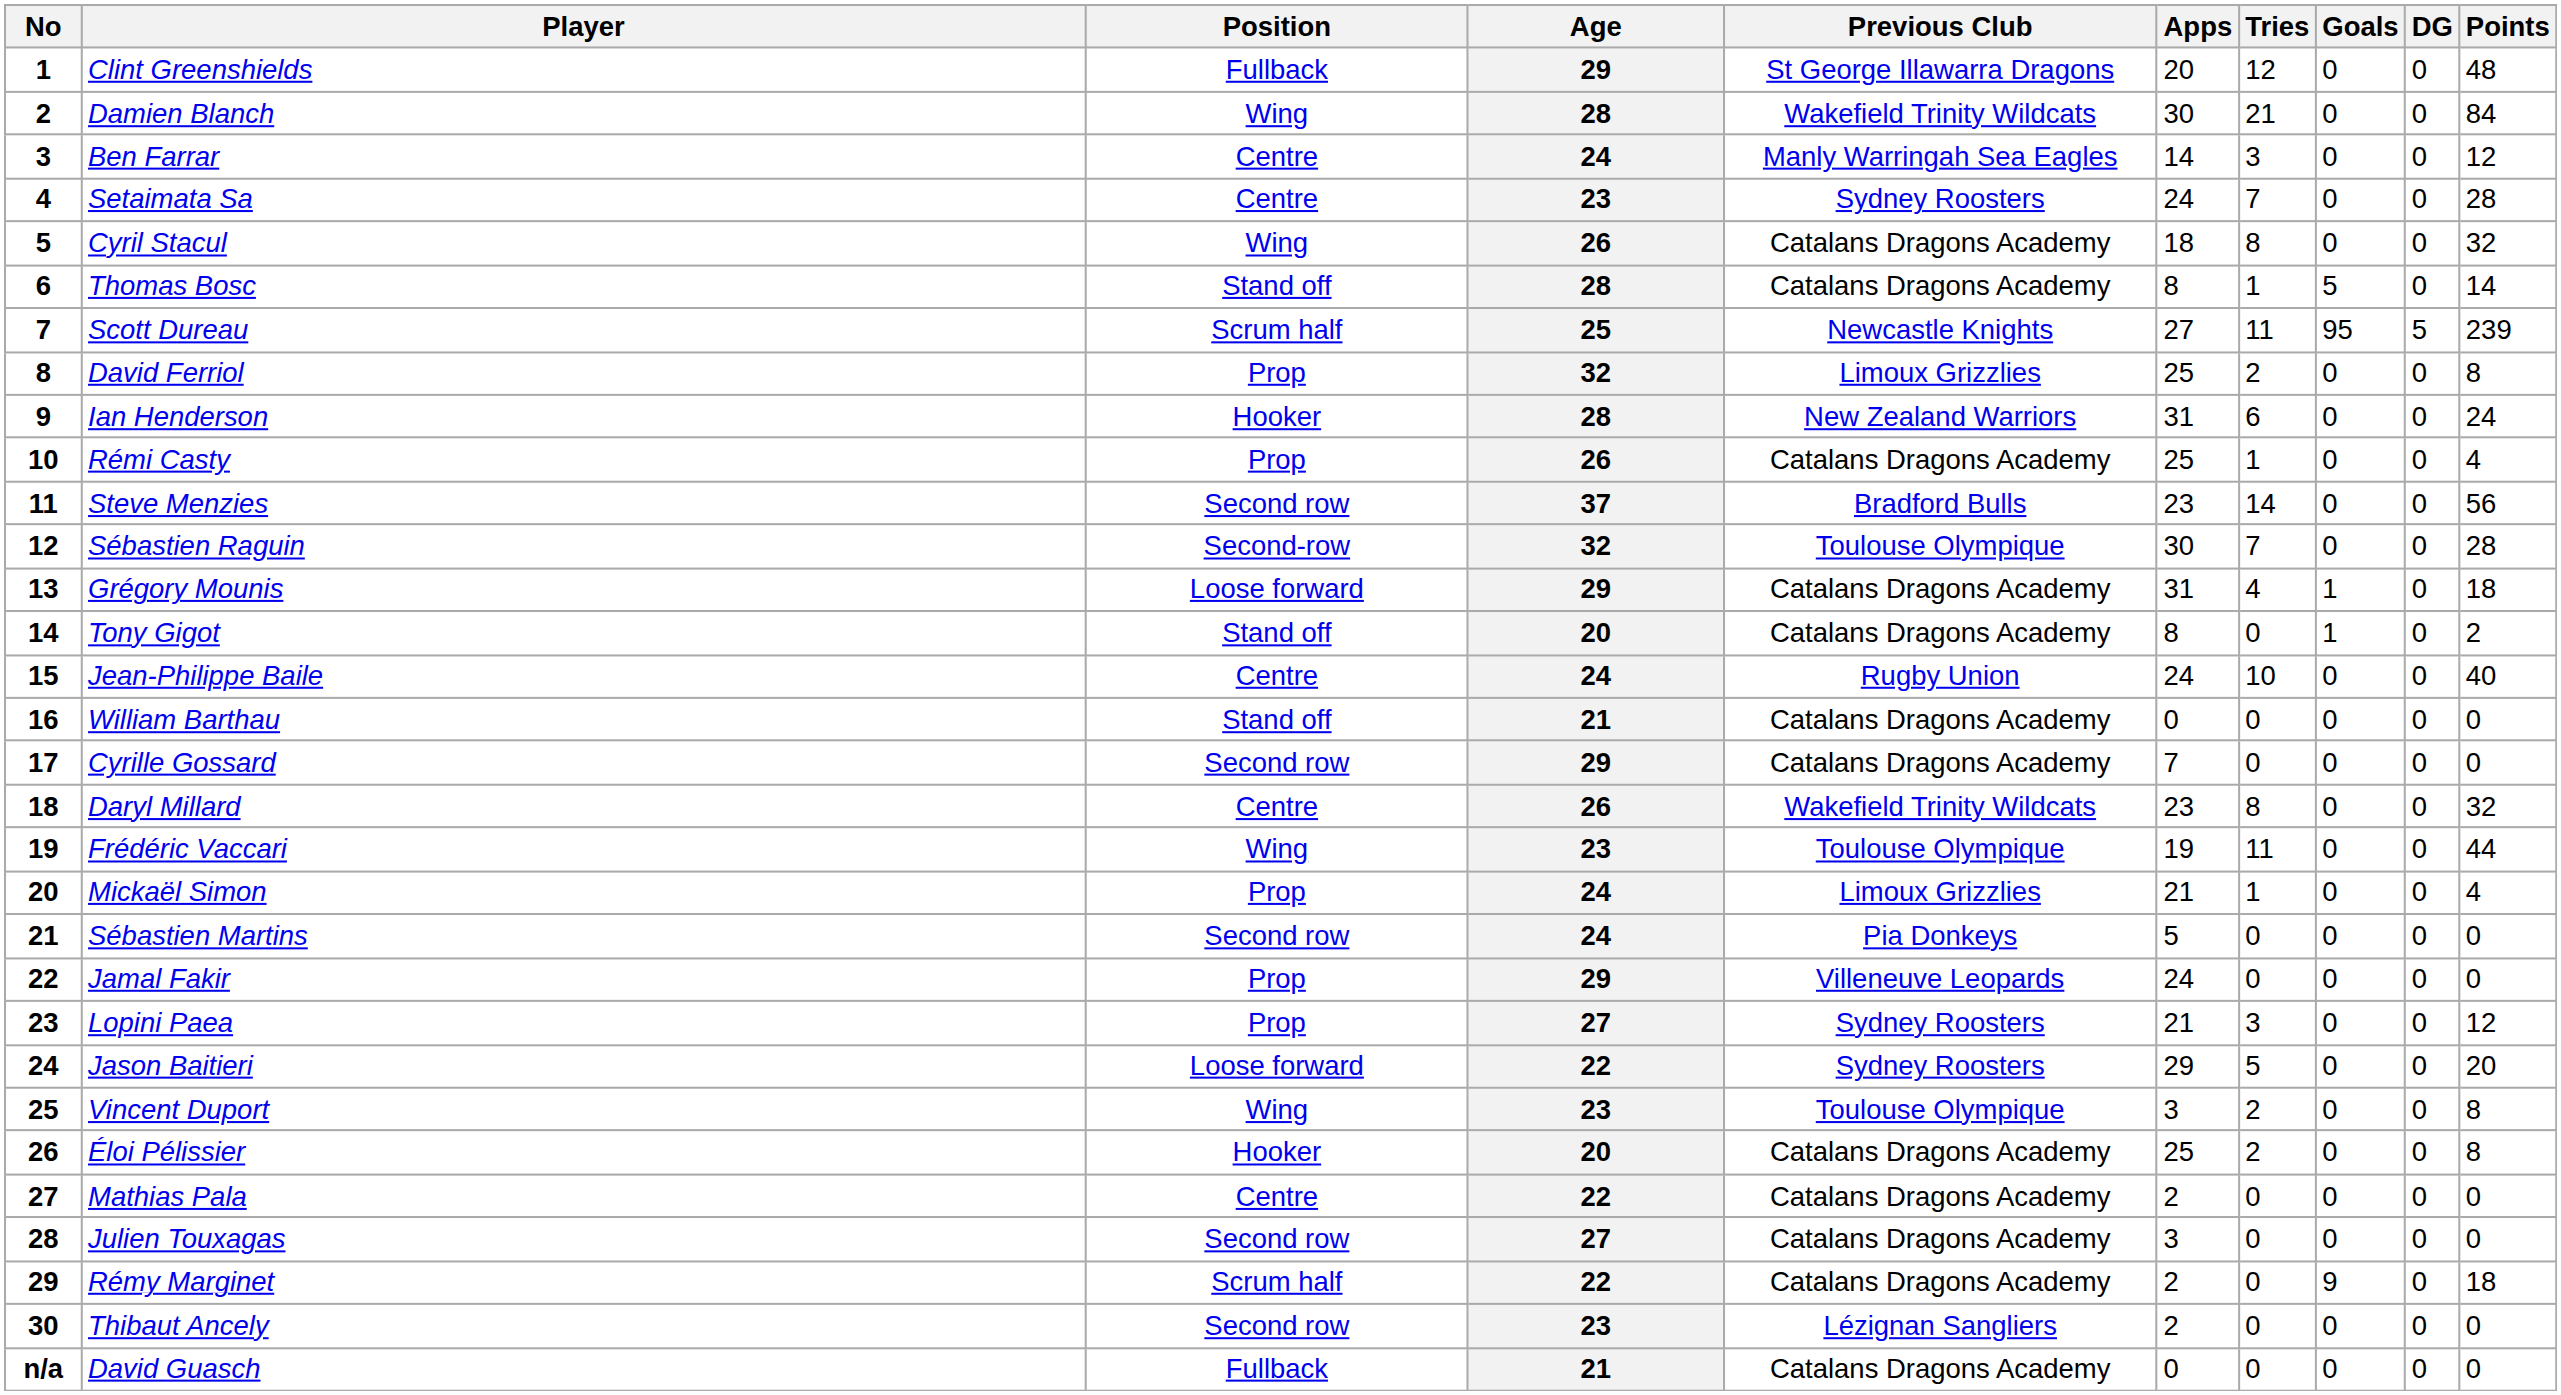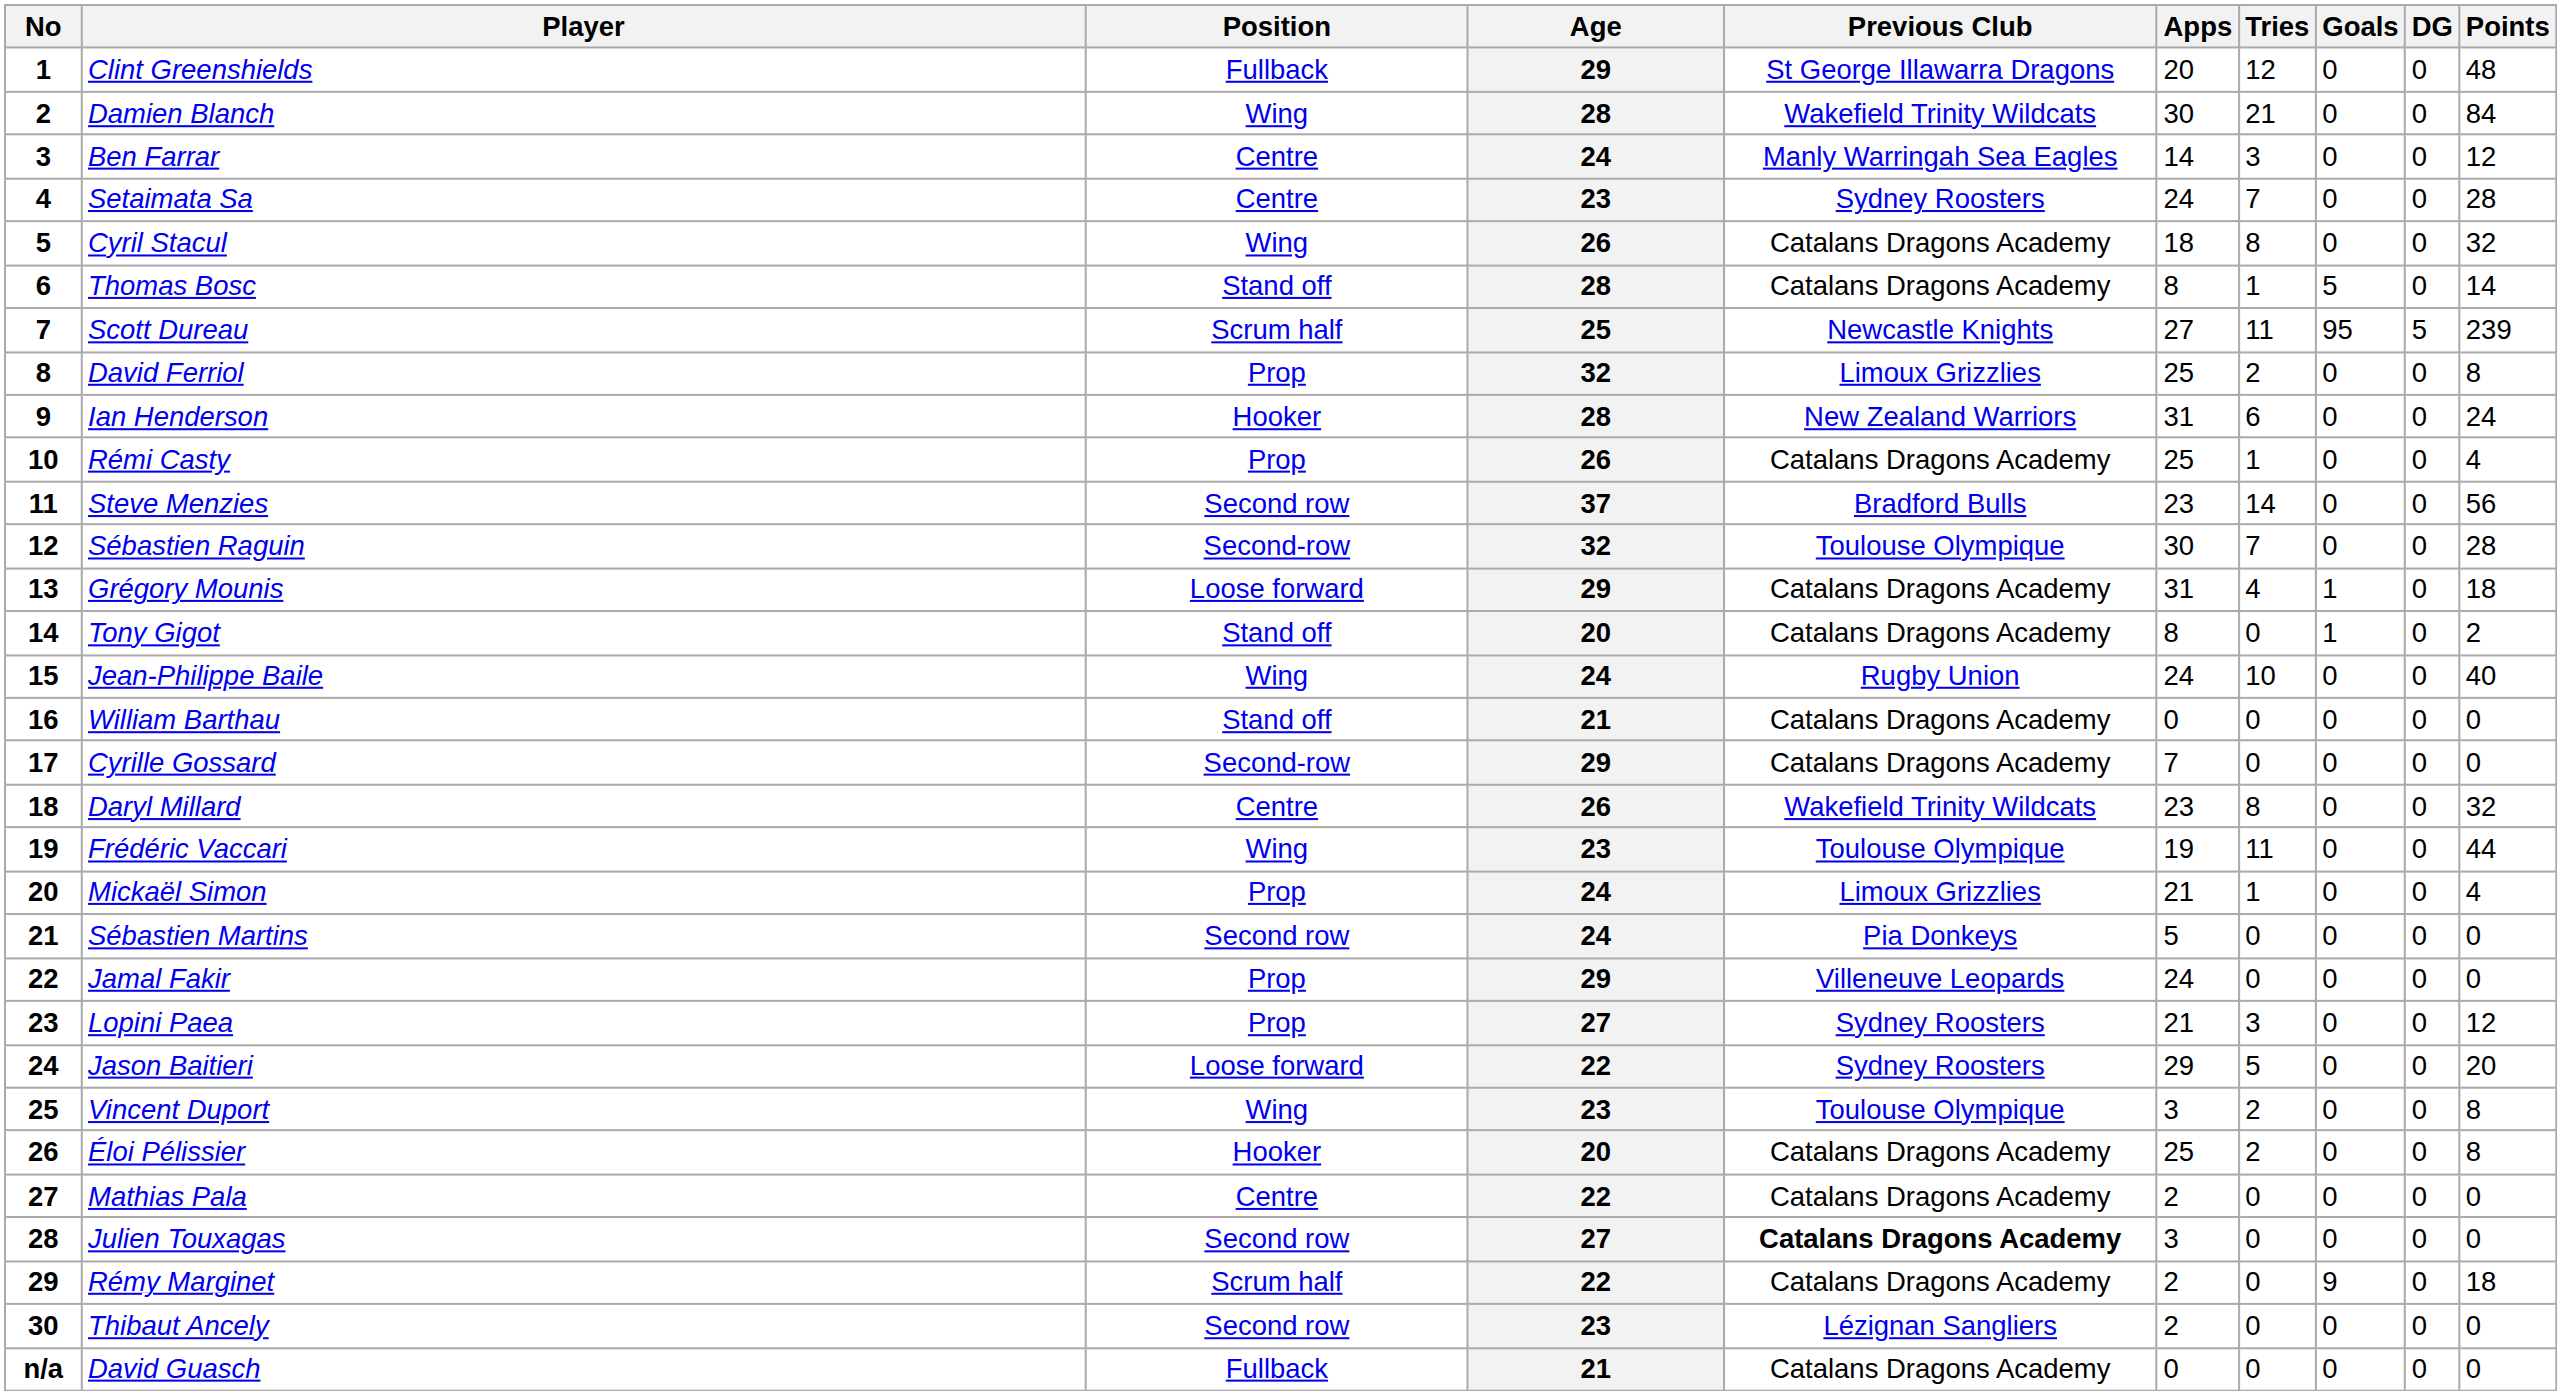(1277, 676) Centre -> (1277, 676) Wing
(1277, 762) Second row -> (1277, 762) Second-row
(1940, 1239) normal -> (1940, 1239) bold
